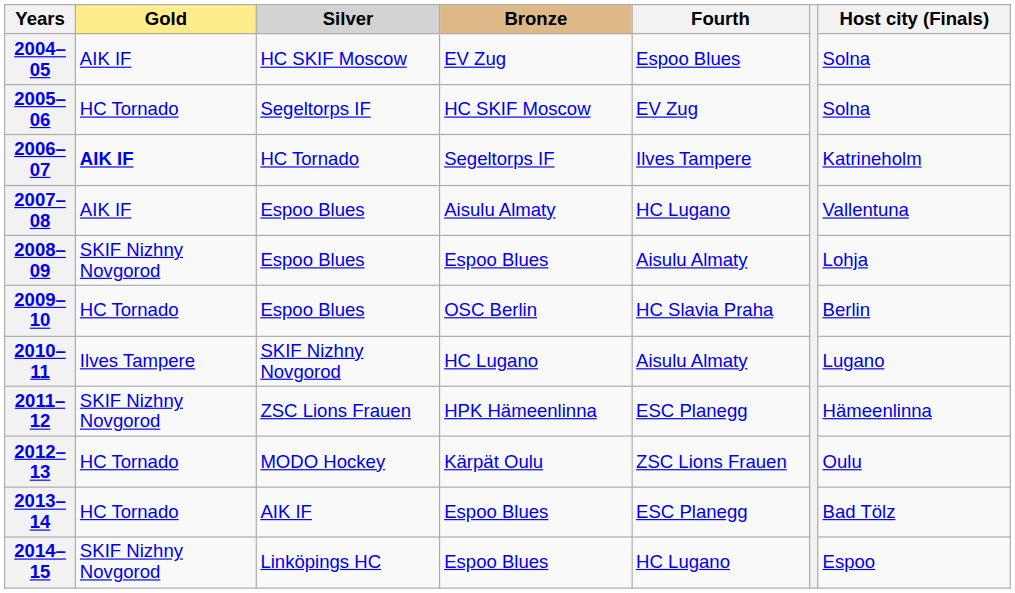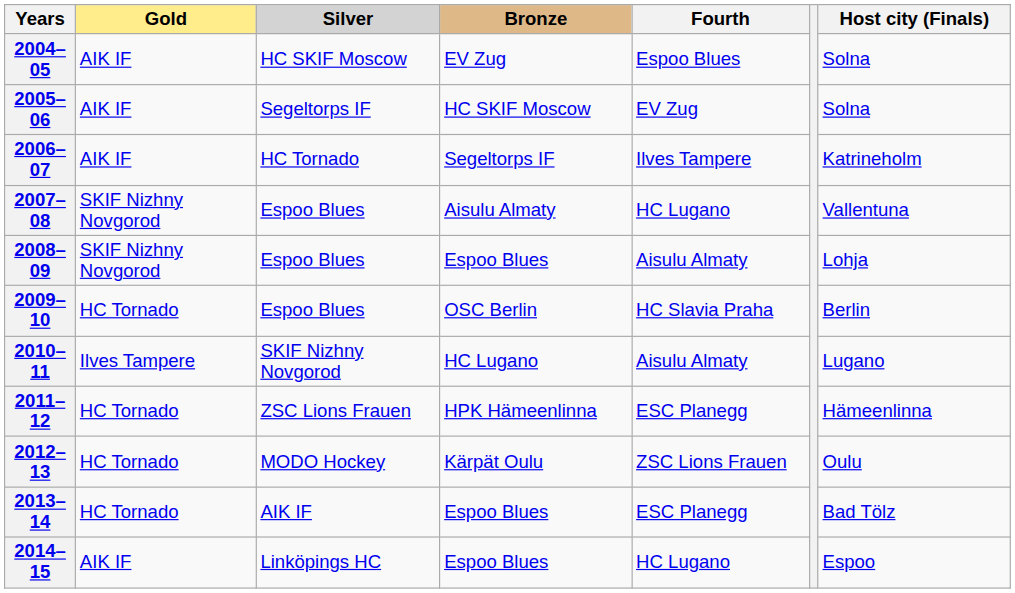(129, 109) HC Tornado -> (106, 109) AIK IF
(107, 159) bold -> (106, 159) normal
(106, 210) AIK IF -> (131, 210) SKIF Nizhny Novgorod
(131, 411) SKIF Nizhny Novgorod -> (129, 411) HC Tornado
(131, 562) SKIF Nizhny Novgorod -> (106, 562) AIK IF
